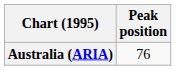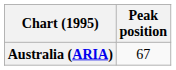(143, 53) 76 -> (143, 53) 67
